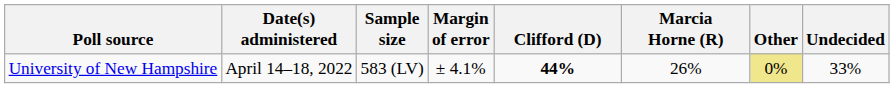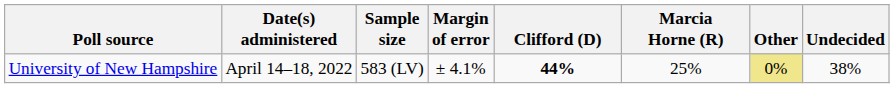(686, 68) 26% -> (686, 68) 25%
(845, 68) 33% -> (845, 68) 38%
